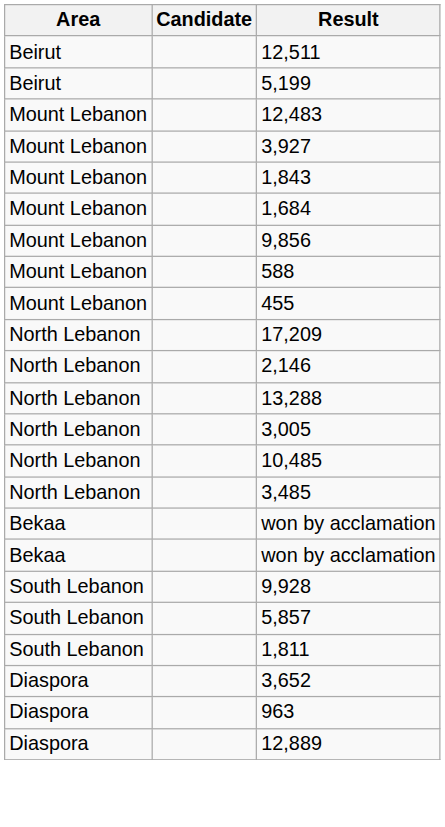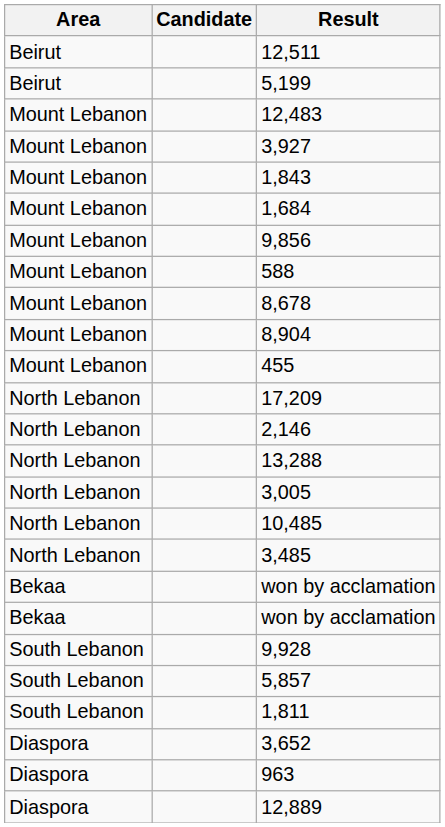+ row: (78, 303)
+ row: (78, 334)
